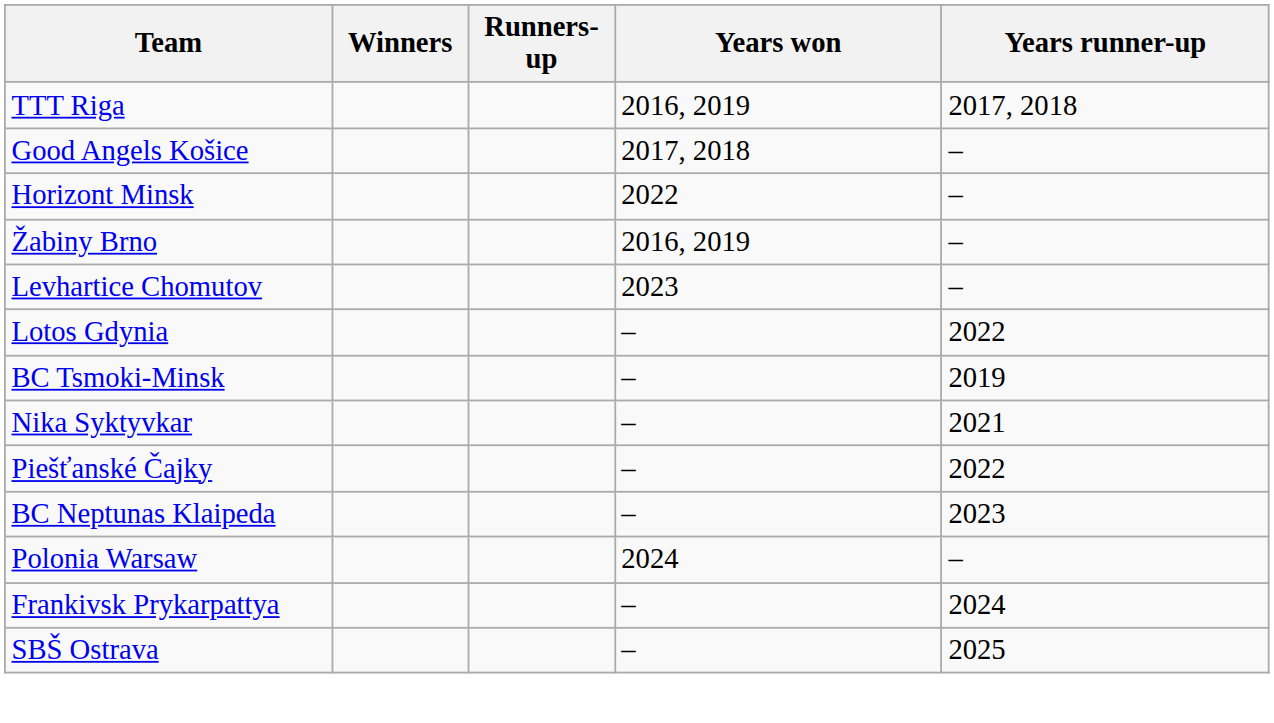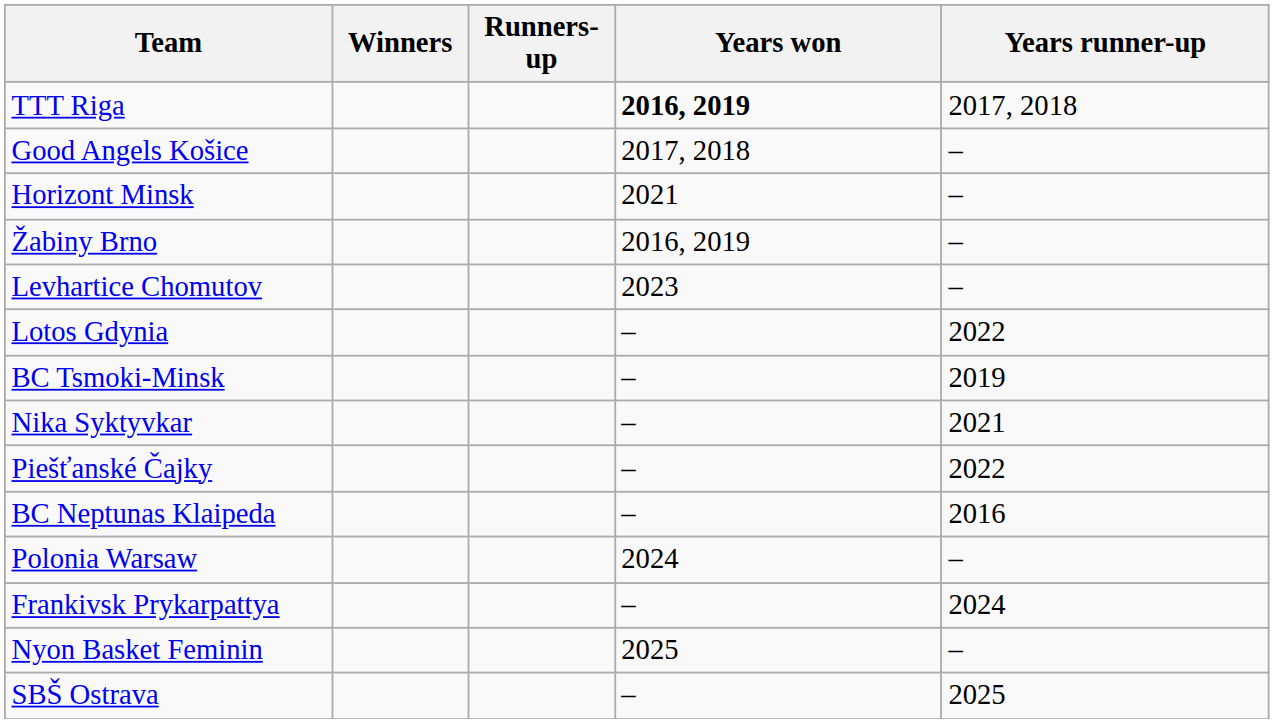(686, 104) normal -> (686, 104) bold
(650, 195) 2022 -> (650, 195) 2021
(977, 513) 2023 -> (977, 513) 2016
+ row: (137, 649)
